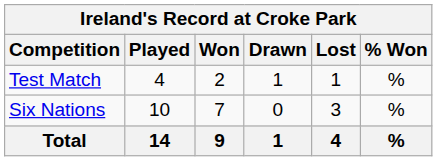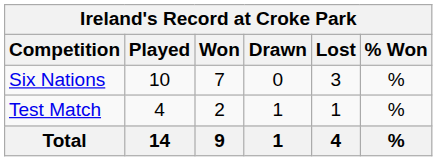rows swapped: (55, 79) <-> (57, 110)
